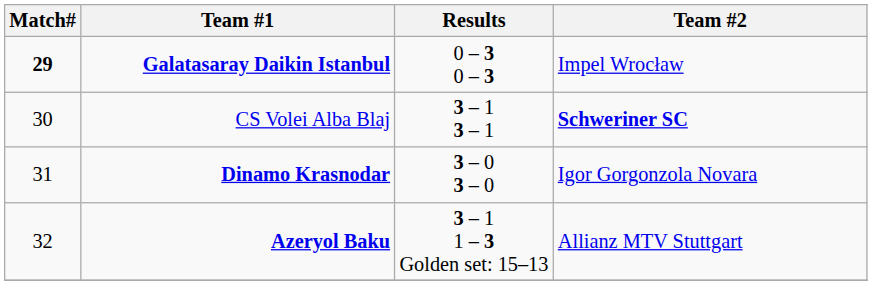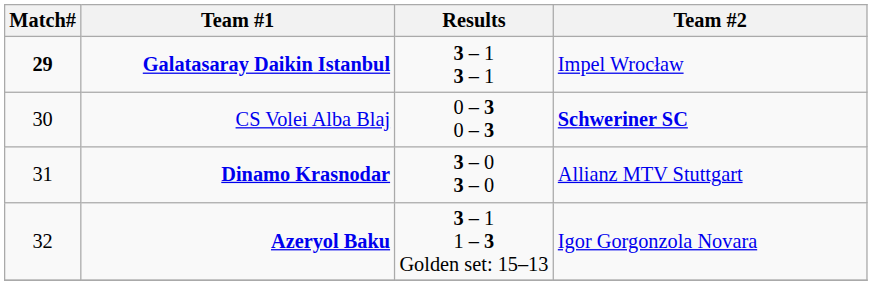(474, 64) 0 – 3 0 – 3 -> (474, 64) 3 – 1 3 – 1
(474, 119) 3 – 1 3 – 1 -> (474, 119) 0 – 3 0 – 3
(658, 174) Igor Gorgonzola Novara -> (650, 174) Allianz MTV Stuttgart
(650, 240) Allianz MTV Stuttgart -> (658, 240) Igor Gorgonzola Novara
